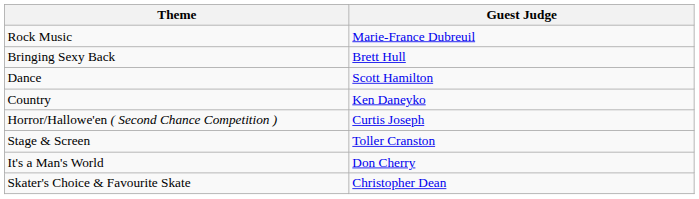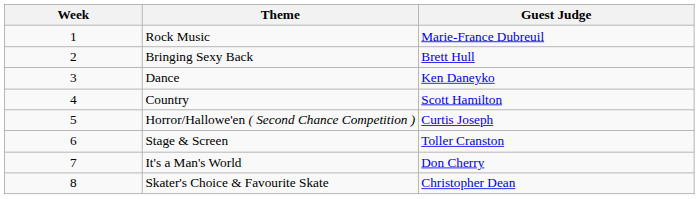+ column: (73, 15)
(393, 78) Scott Hamilton -> (458, 78) Ken Daneyko
(389, 99) Ken Daneyko -> (462, 99) Scott Hamilton
